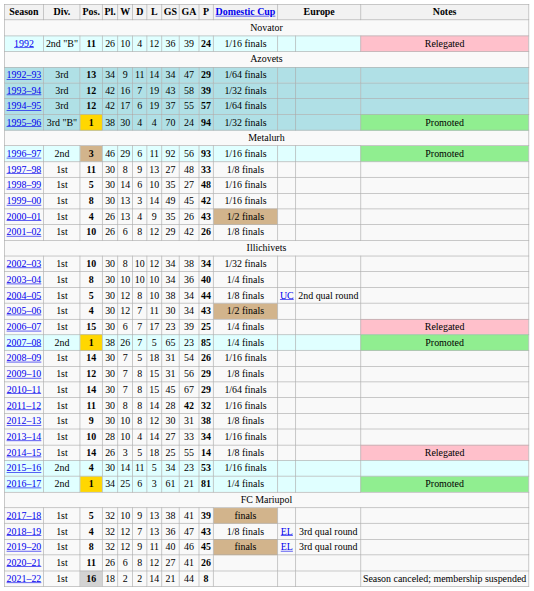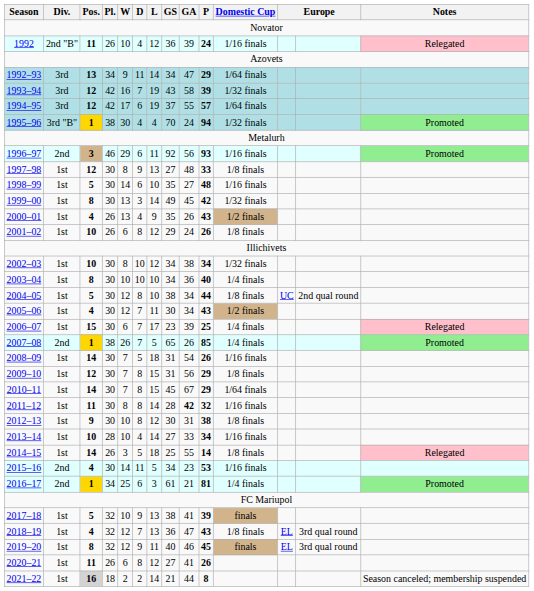(91, 169) 11 -> (91, 169) 12
(245, 201) 1/16 finals -> (245, 201) 1/32 finals
(189, 232) 42 -> (189, 232) 24
(189, 342) 23 -> (189, 342) 26
